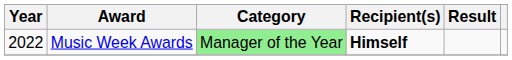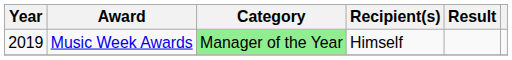(26, 42) 2022 -> (26, 42) 2019
(379, 42) bold -> (376, 42) normal
